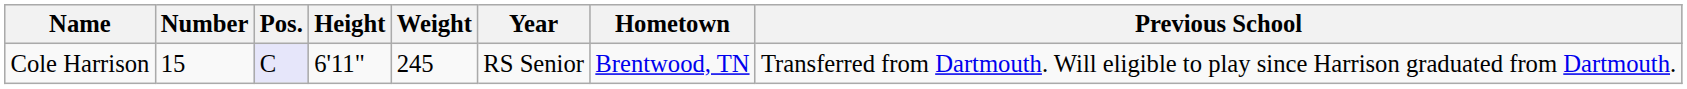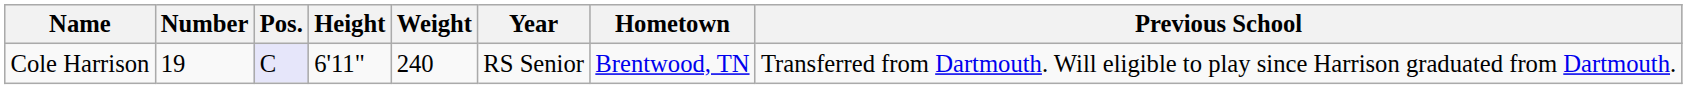(173, 63) 15 -> (173, 63) 19
(415, 63) 245 -> (415, 63) 240
